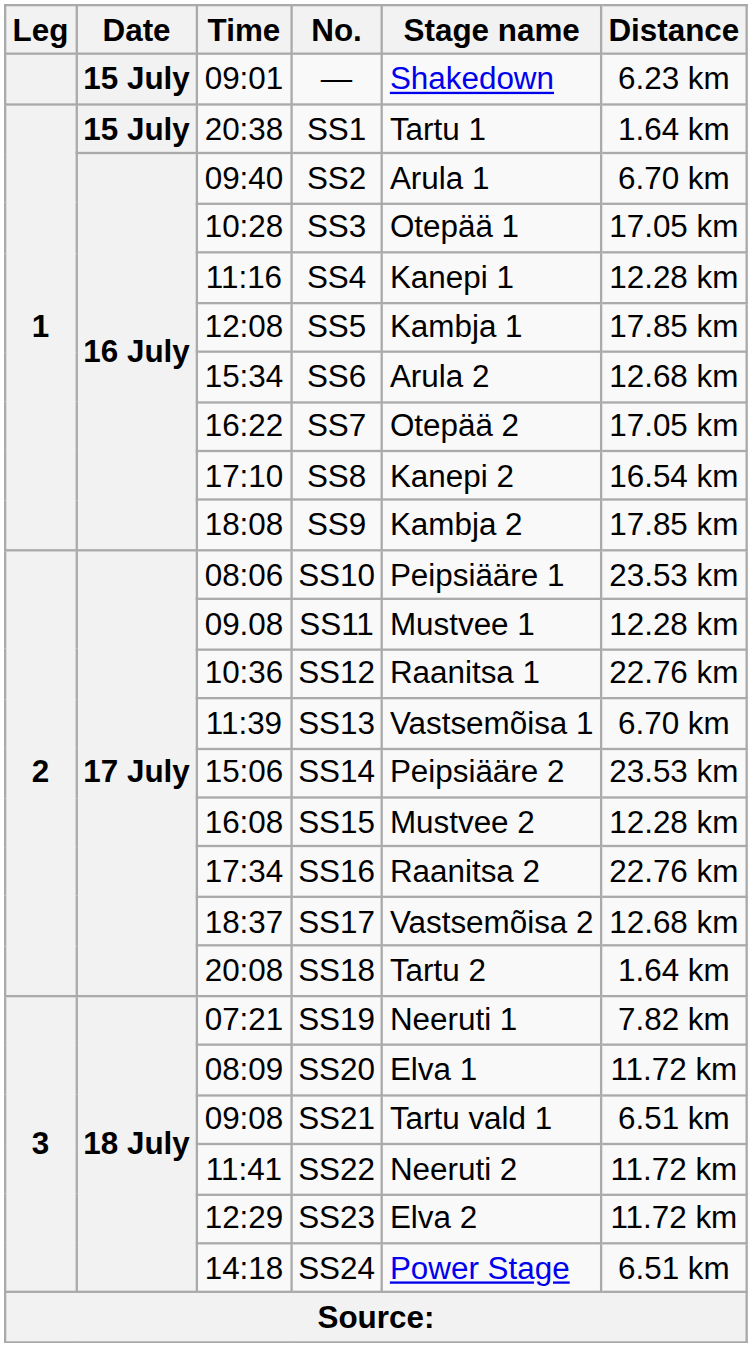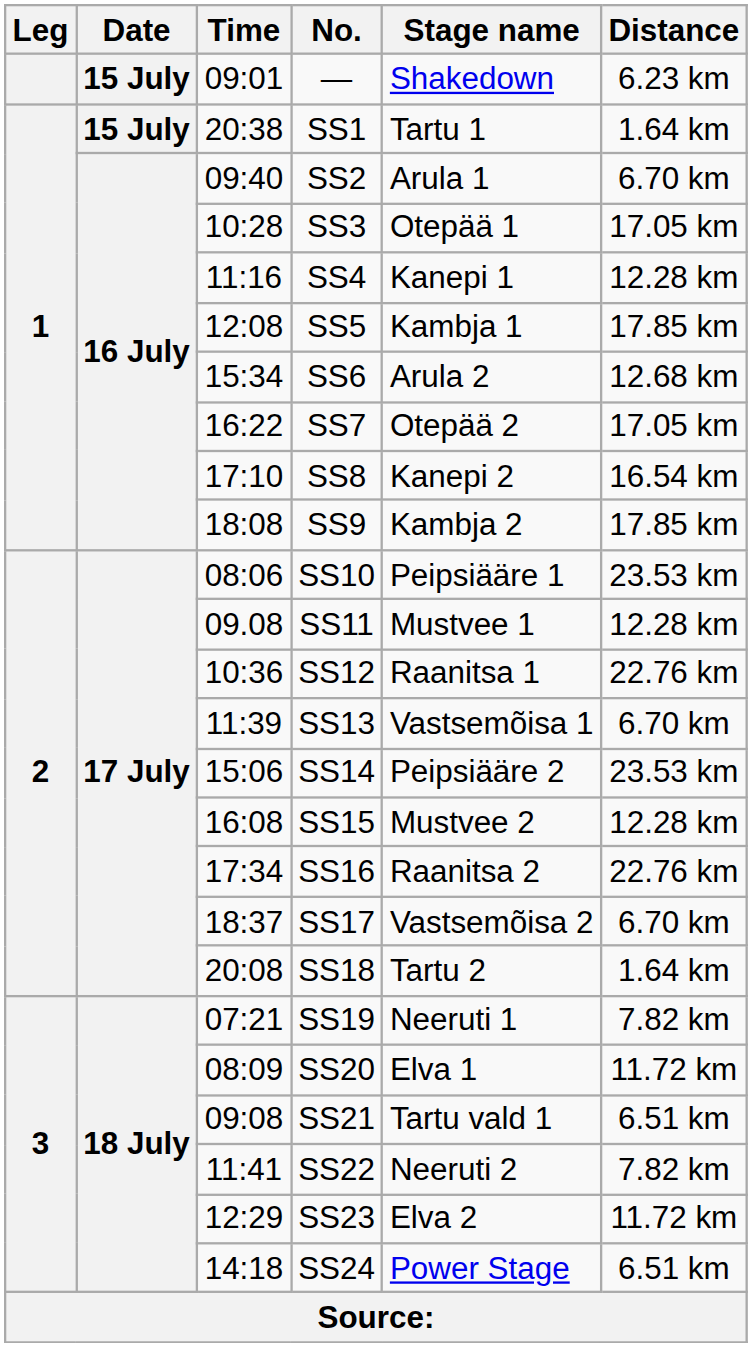(674, 921) 12.68 km -> (674, 921) 6.70 km
(674, 1168) 11.72 km -> (674, 1168) 7.82 km
